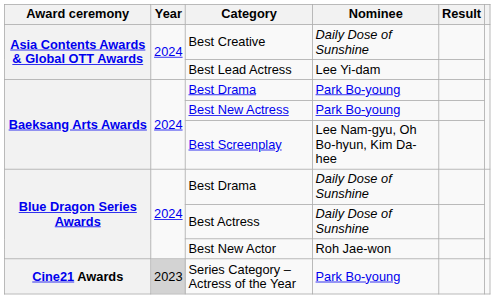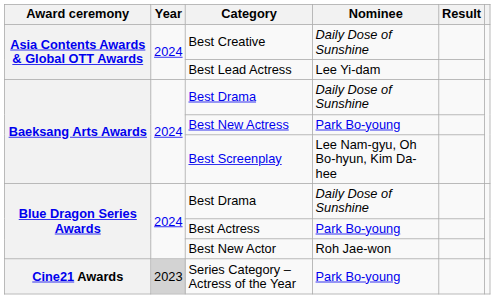(358, 89) Park Bo-young -> (354, 97) Daily Dose of Sunshine
(354, 221) Daily Dose of Sunshine -> (358, 228) Park Bo-young
